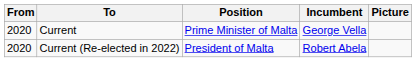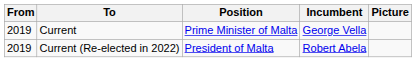(19, 30) 2020 -> (19, 30) 2019
(19, 48) 2020 -> (19, 48) 2019
